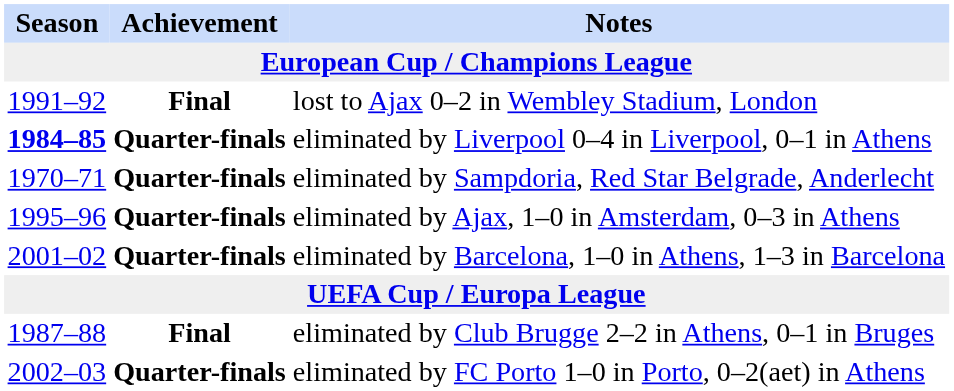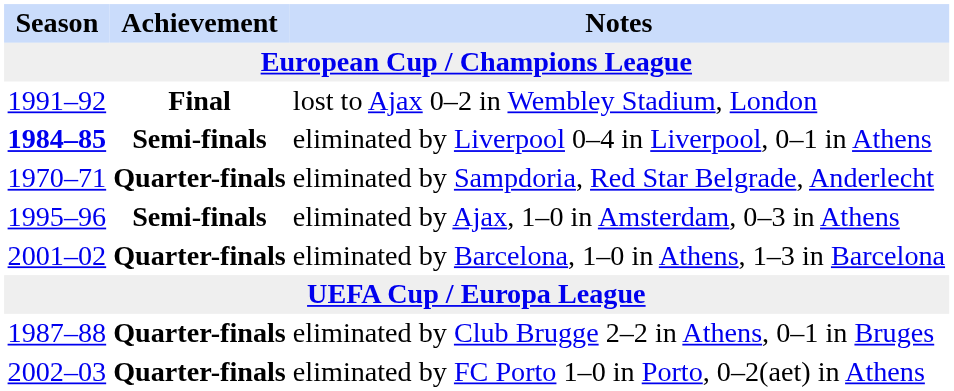(199, 139) Quarter-finals -> (199, 139) Semi-finals
(199, 216) Quarter-finals -> (199, 216) Semi-finals
(199, 332) Final -> (199, 332) Quarter-finals
